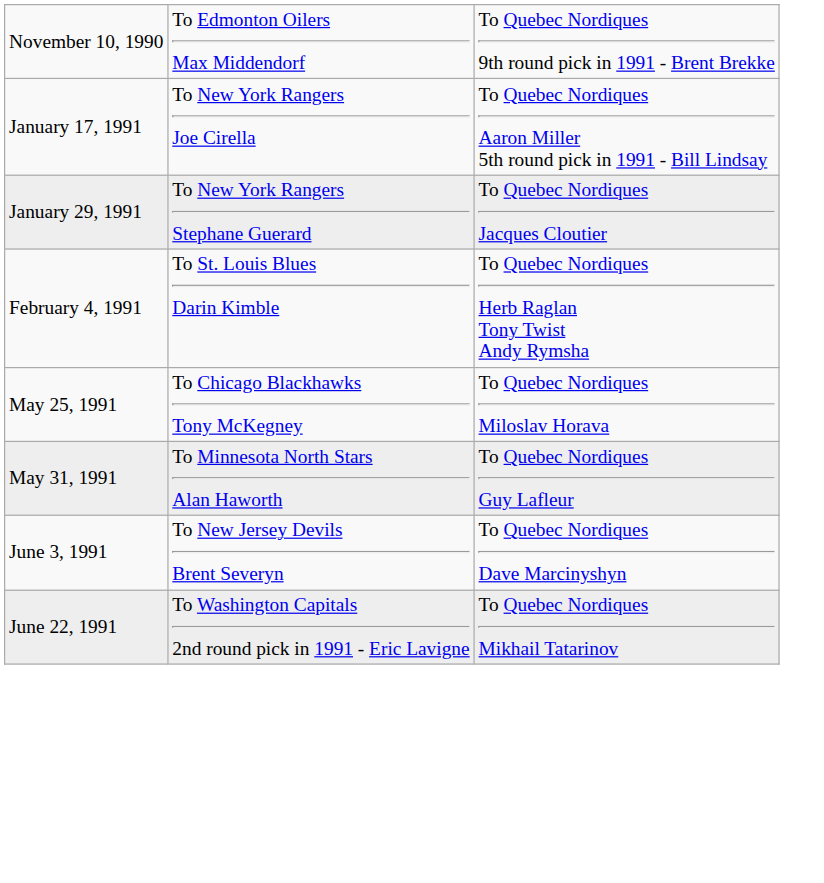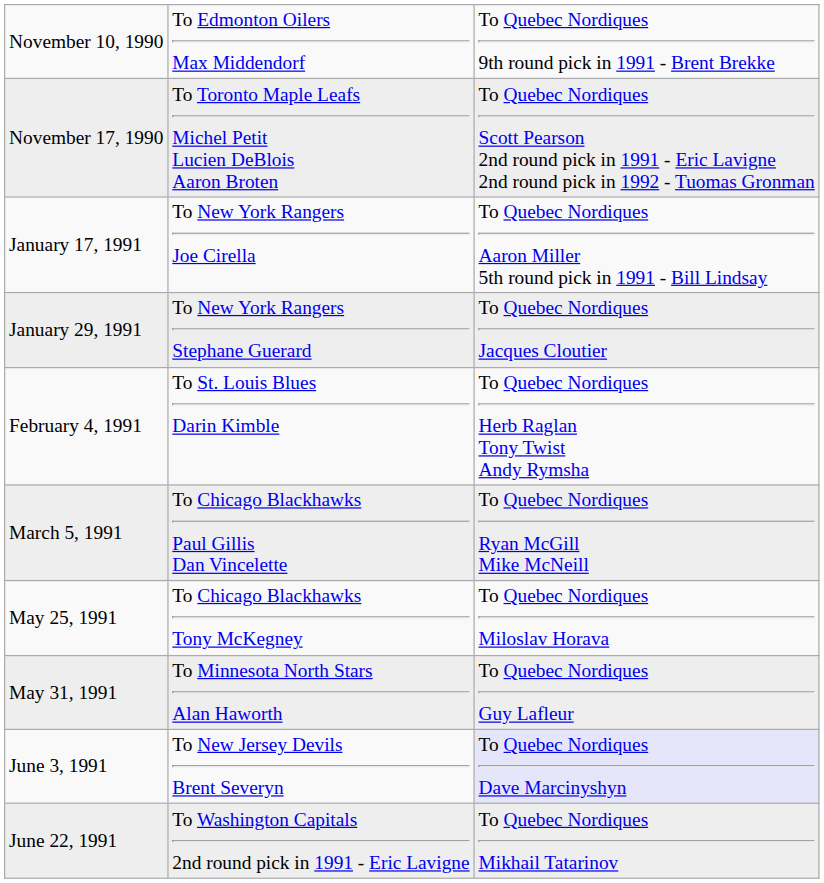+ row: (86, 137)
+ row: (66, 532)
(627, 552) no background -> (647, 766) lavender background
